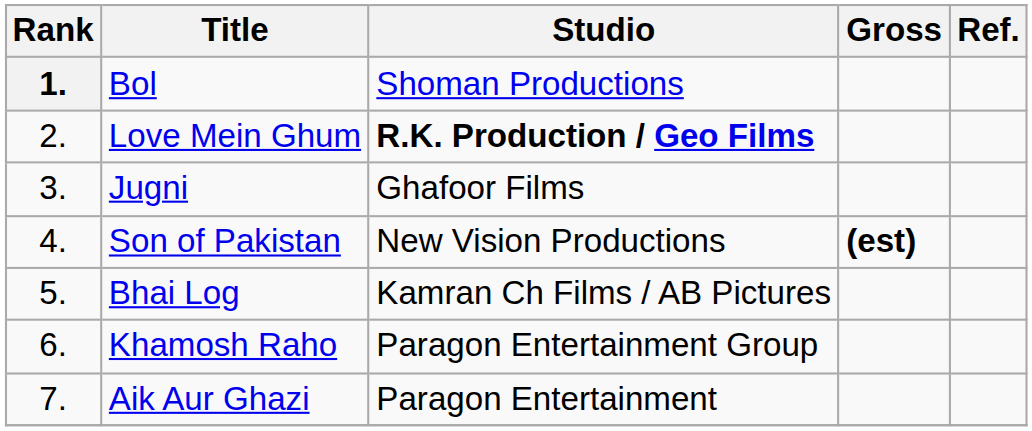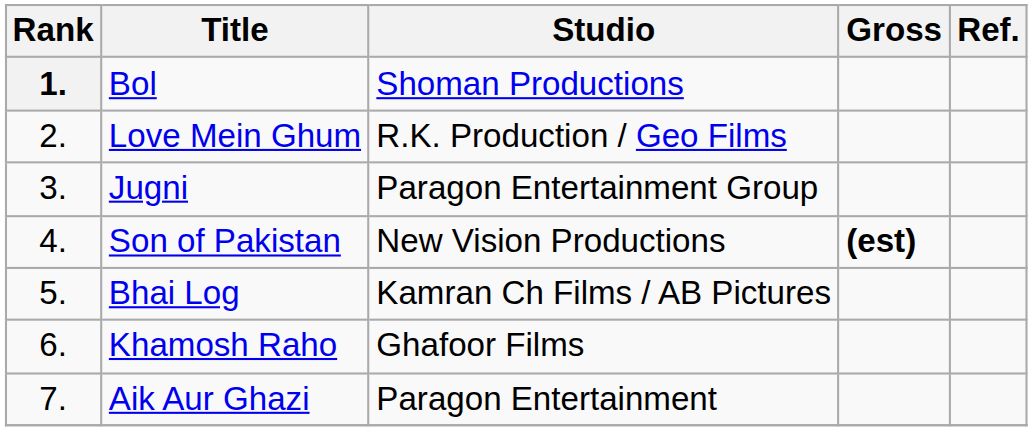(595, 135) bold -> (582, 135) normal
(480, 188) Ghafoor Films -> (597, 188) Paragon Entertainment Group
(597, 345) Paragon Entertainment Group -> (480, 345) Ghafoor Films
